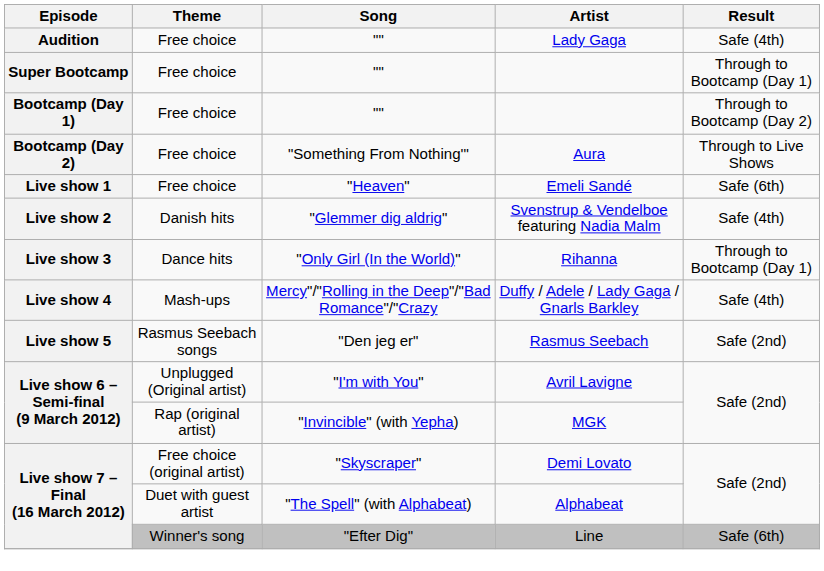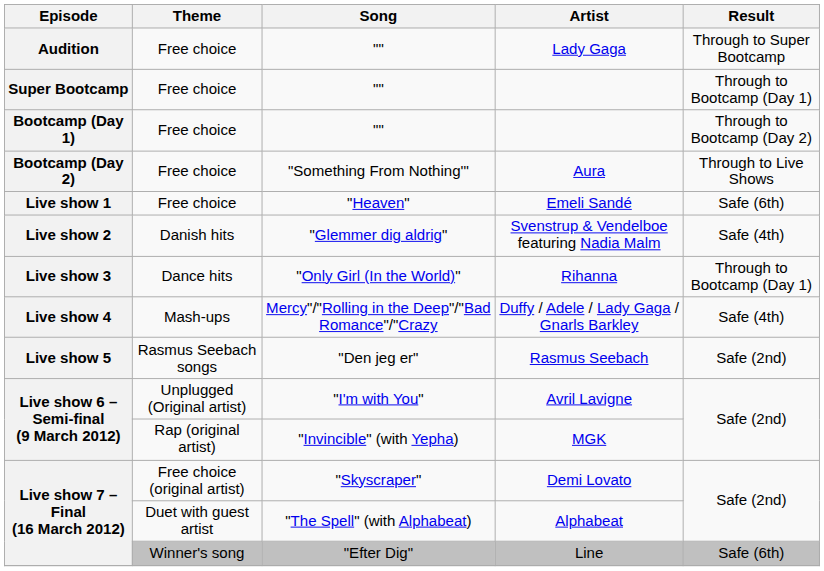(751, 40) Safe (4th) -> (751, 48) Through to Super Bootcamp
